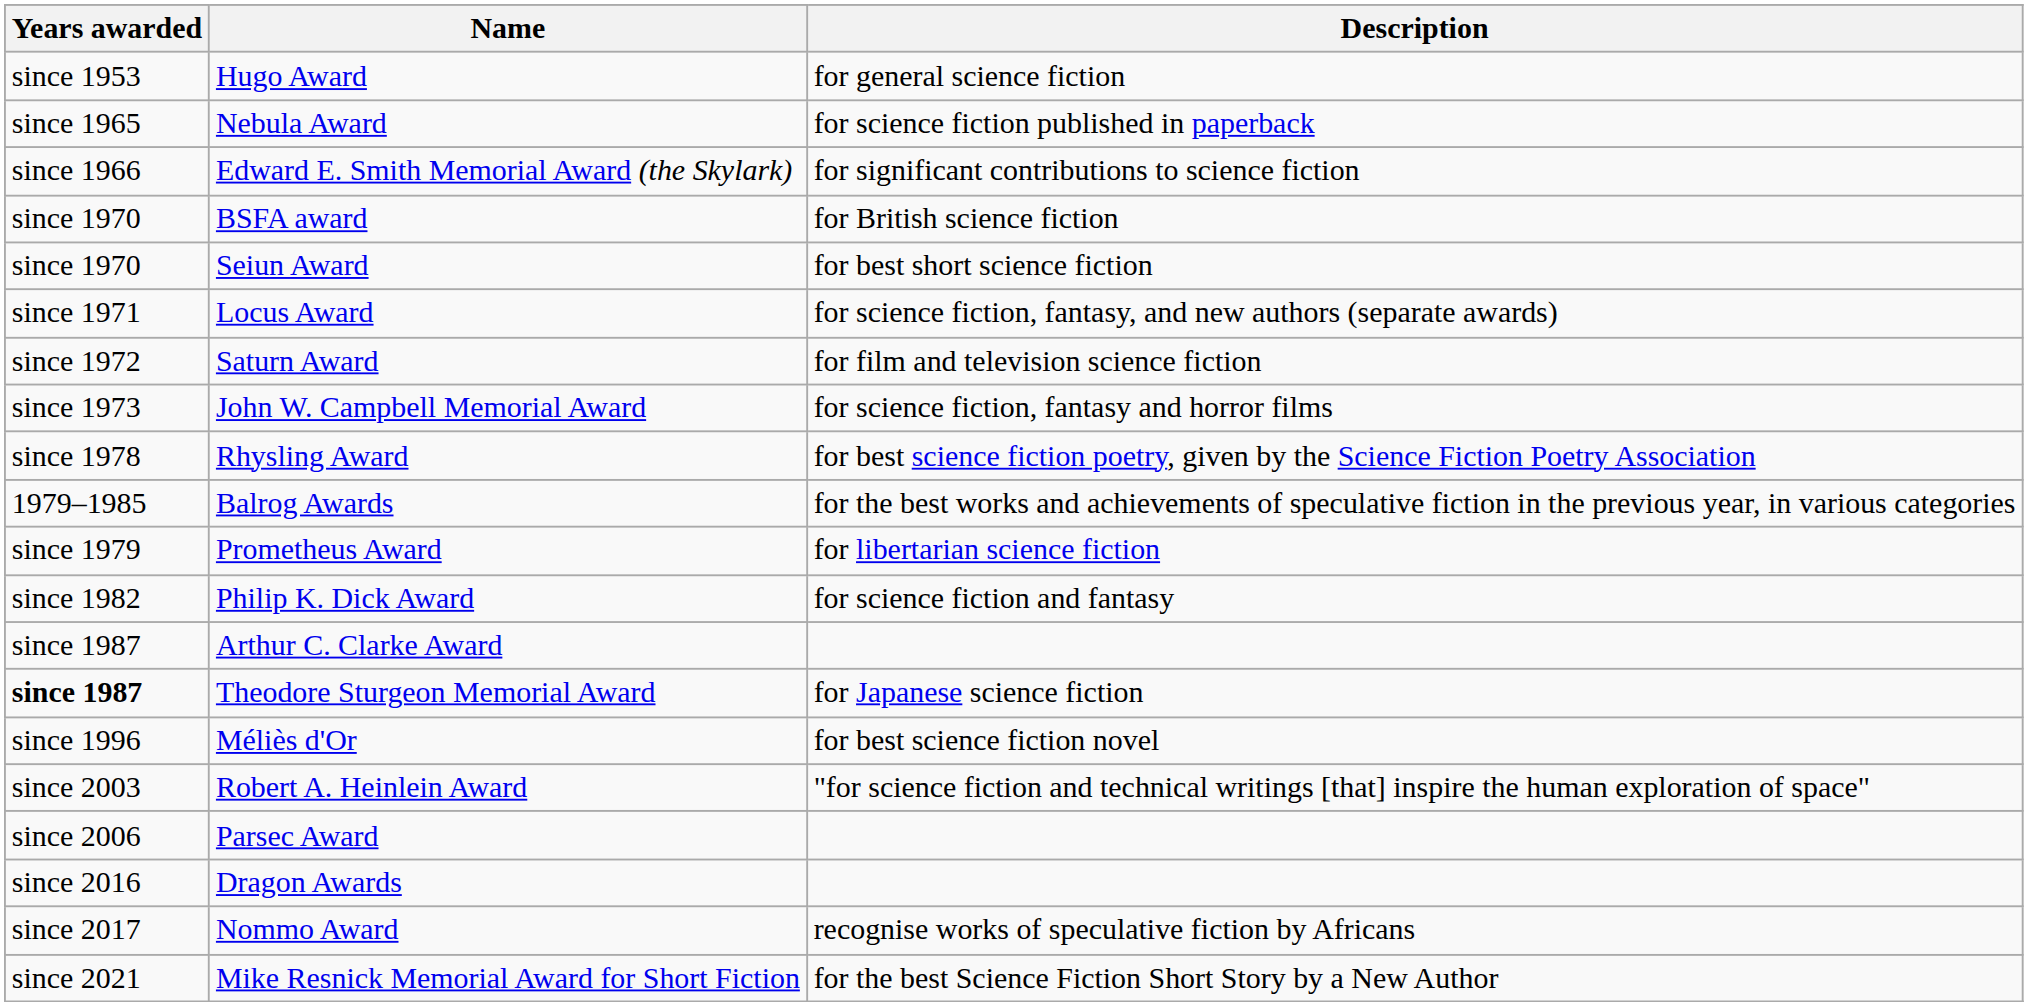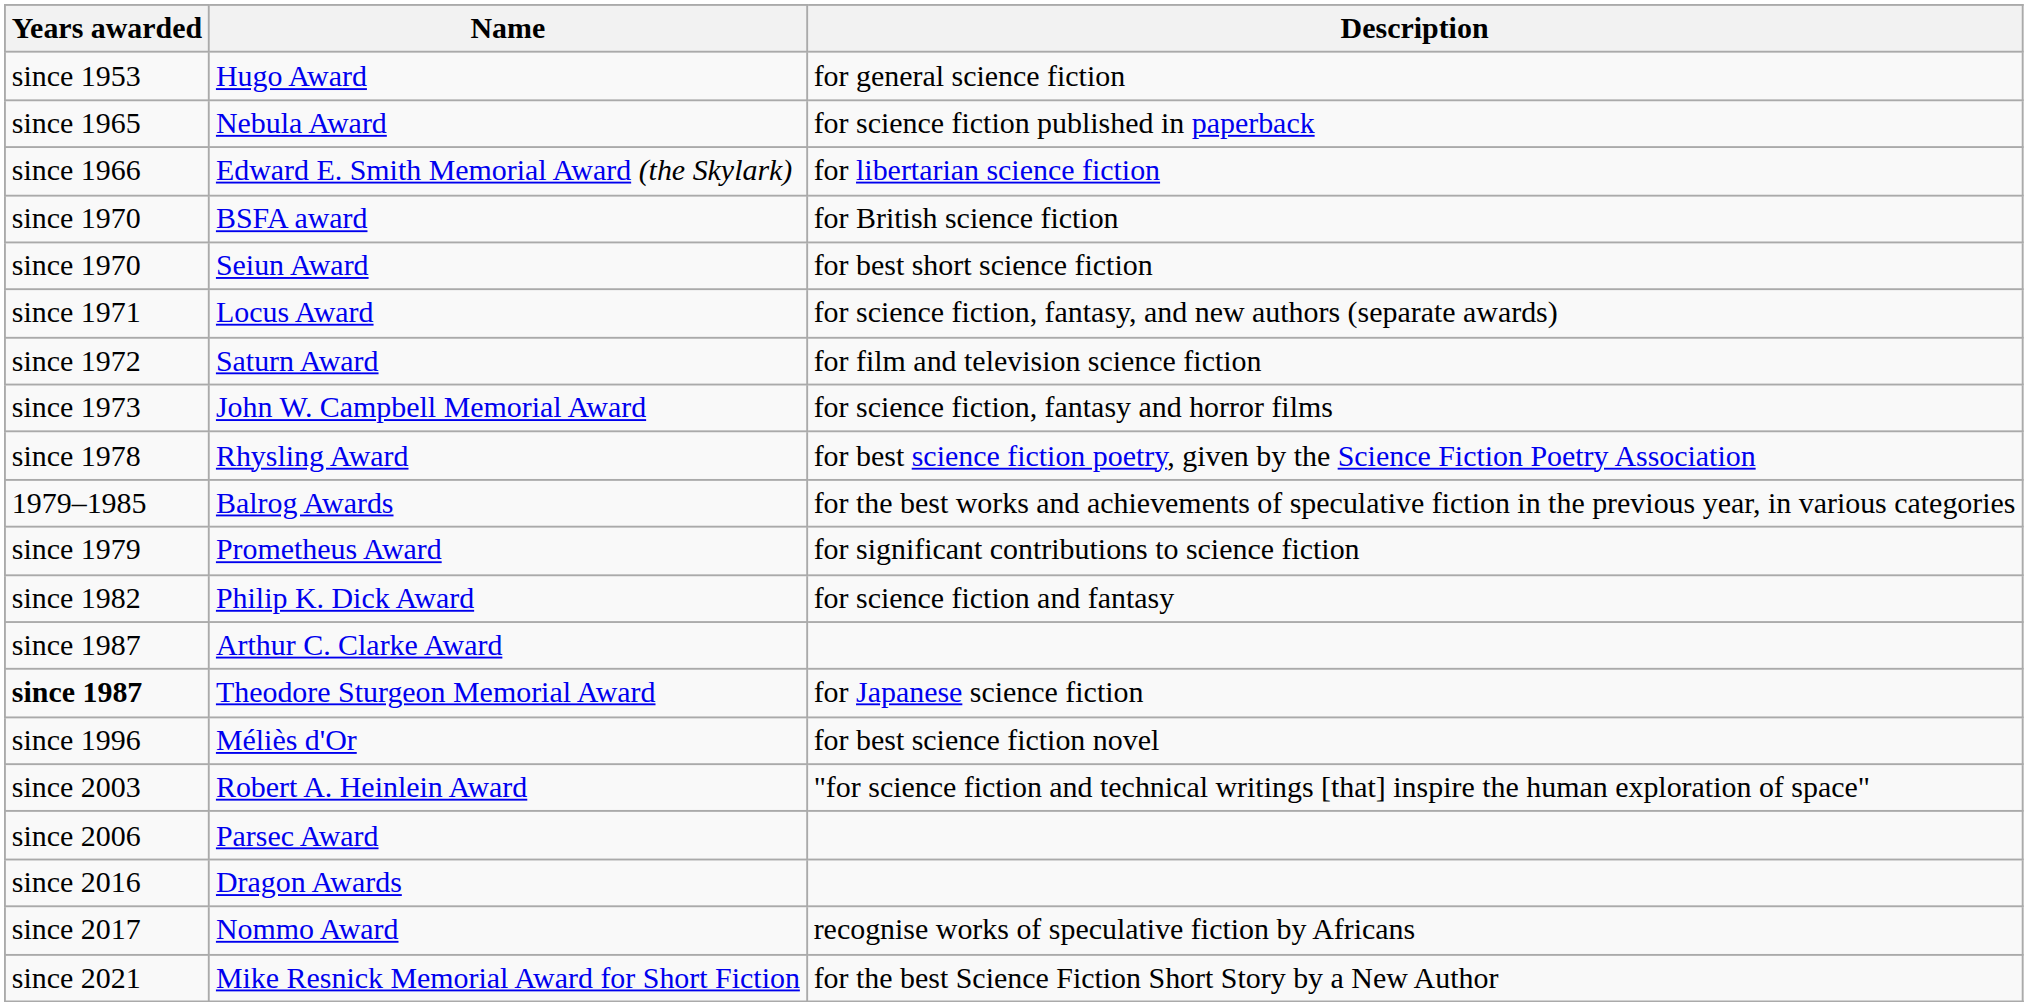(1087, 170) for significant contributions to science fiction -> (987, 170) for libertarian science fiction
(987, 550) for libertarian science fiction -> (1087, 550) for significant contributions to science fiction
